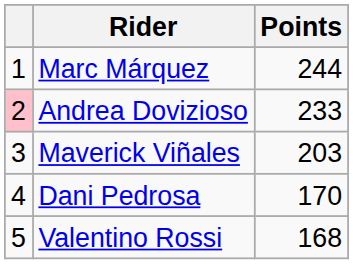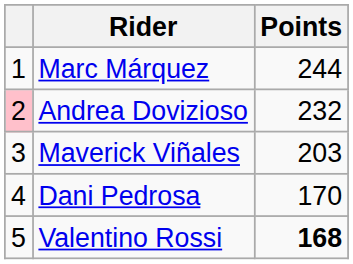(320, 111) 233 -> (320, 111) 232
(320, 238) normal -> (320, 238) bold
